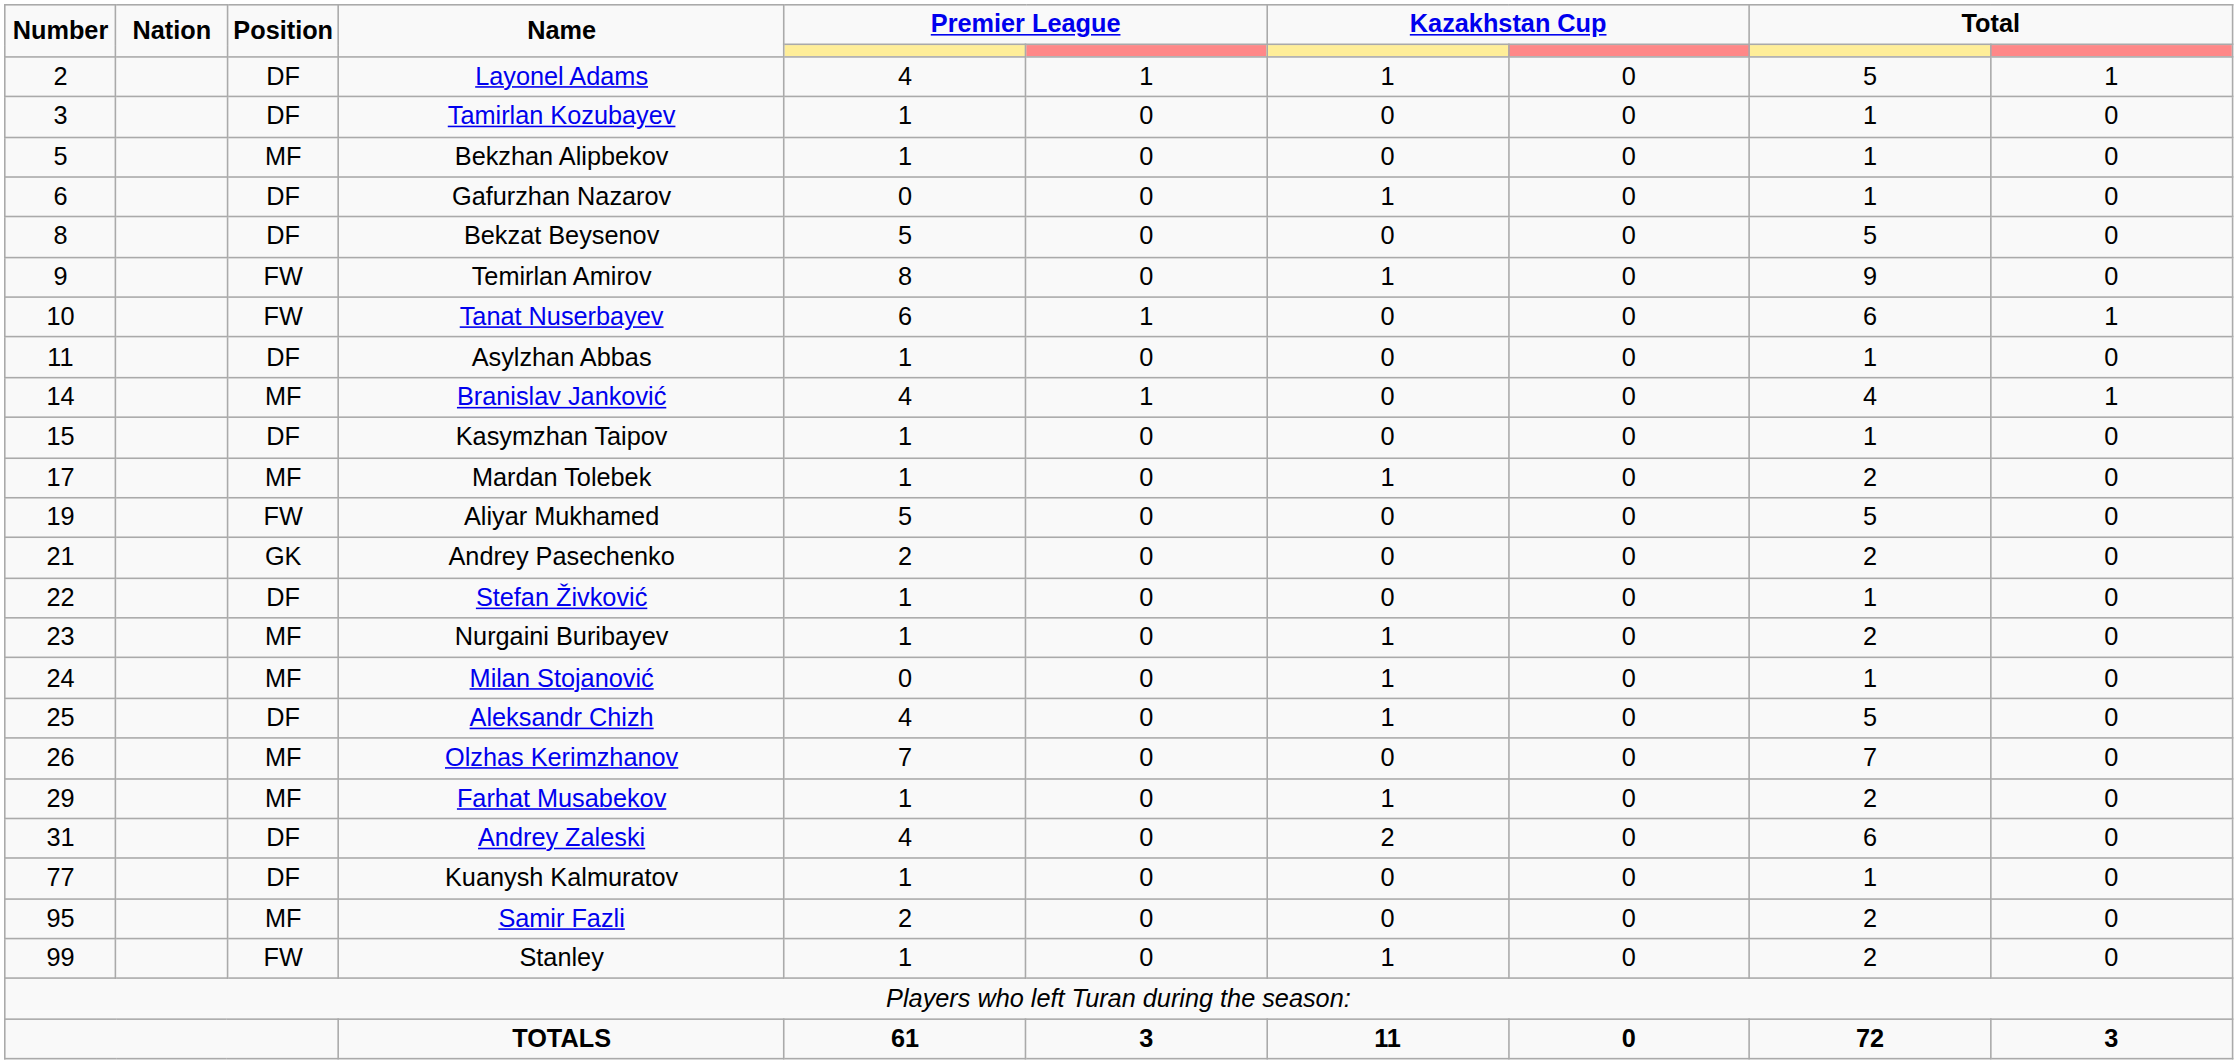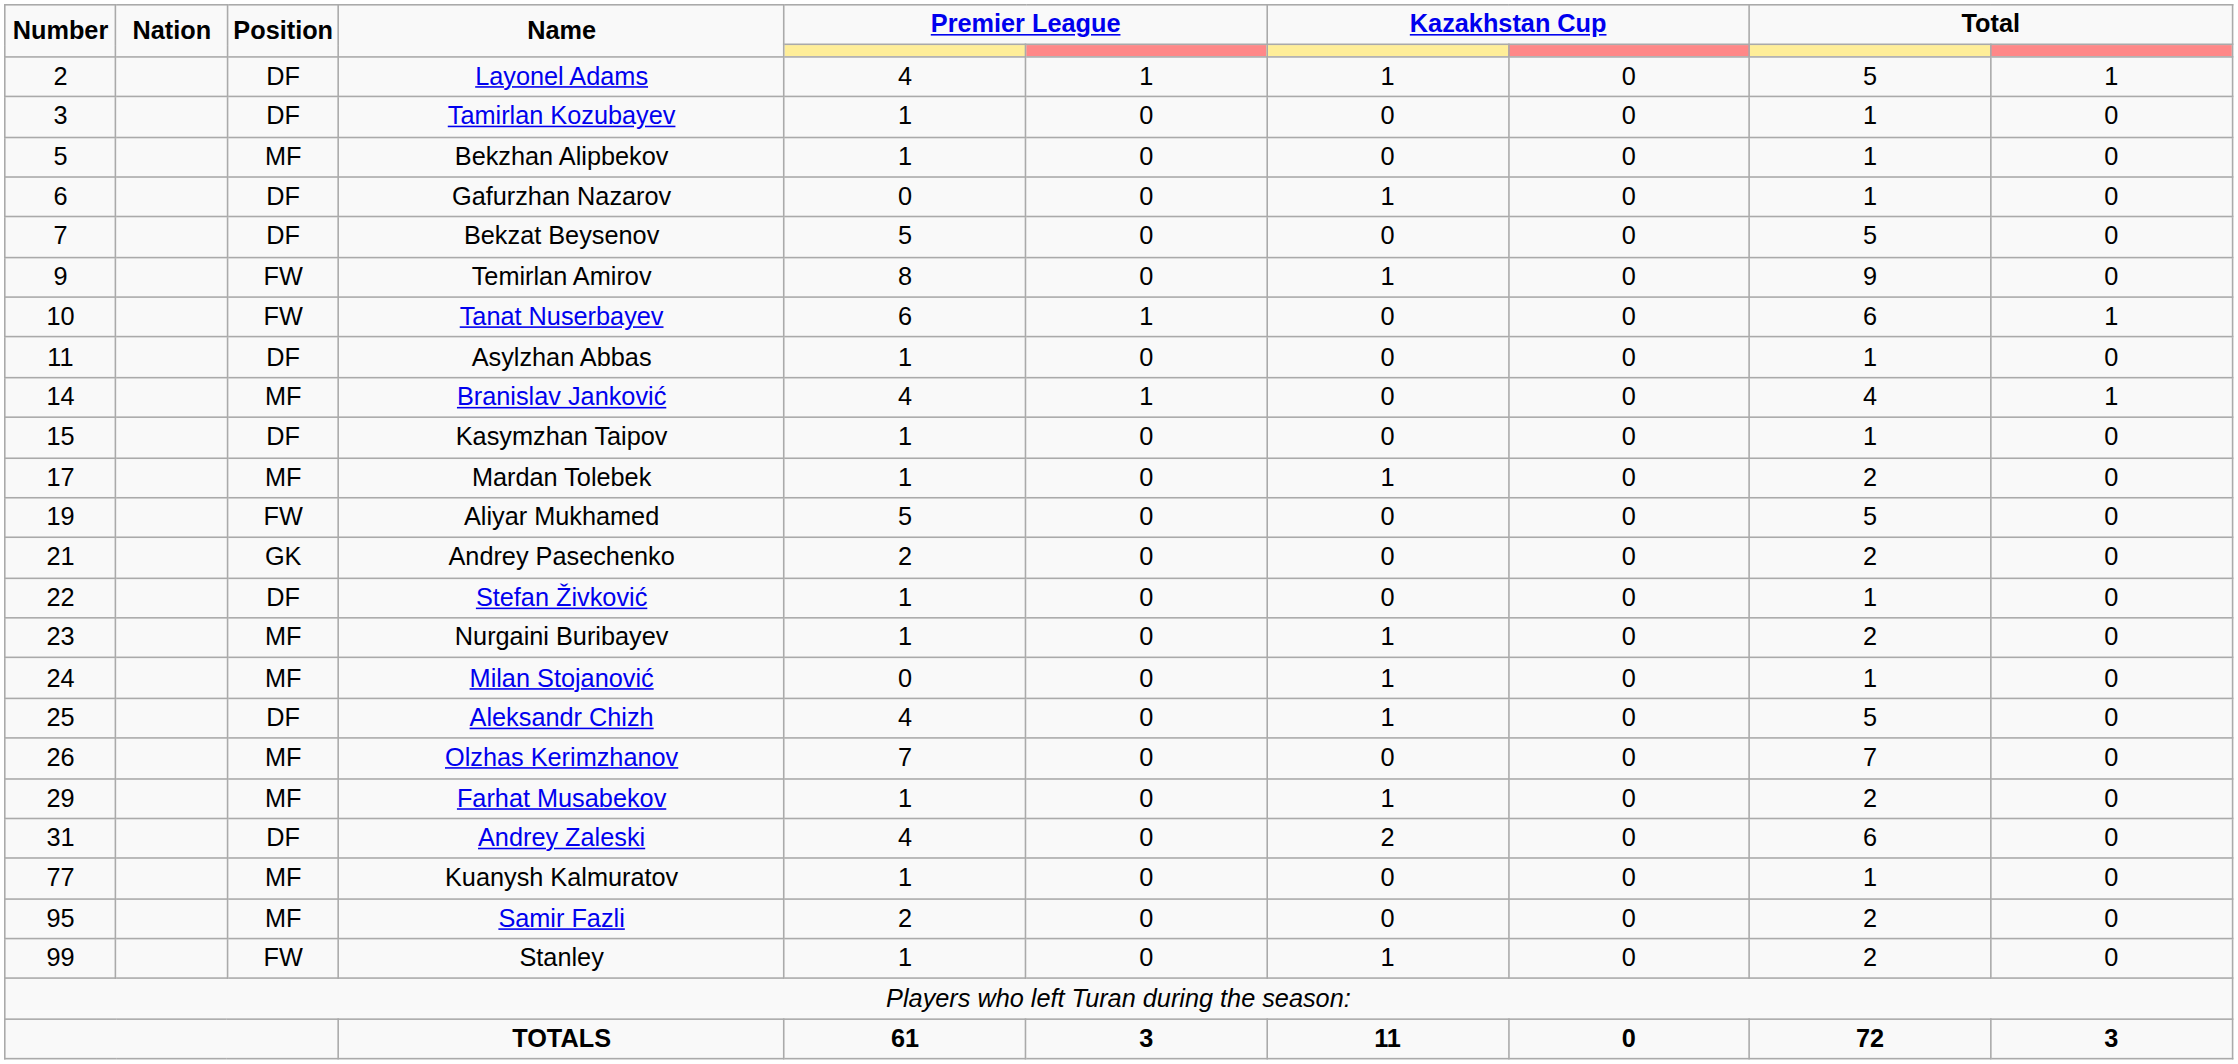(60, 236) 8 -> (60, 236) 7
(283, 878) DF -> (283, 878) MF
